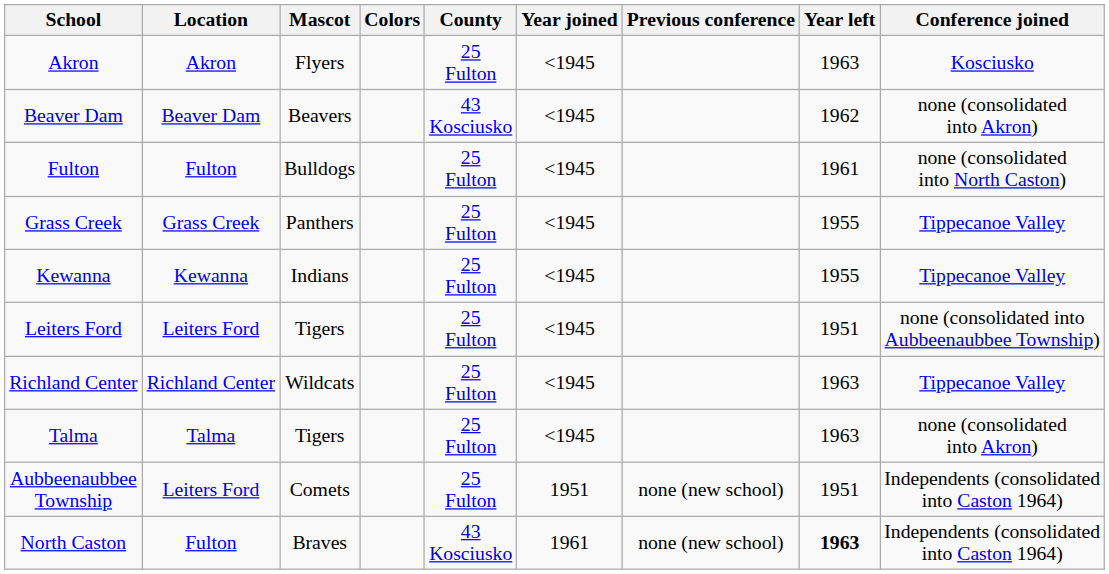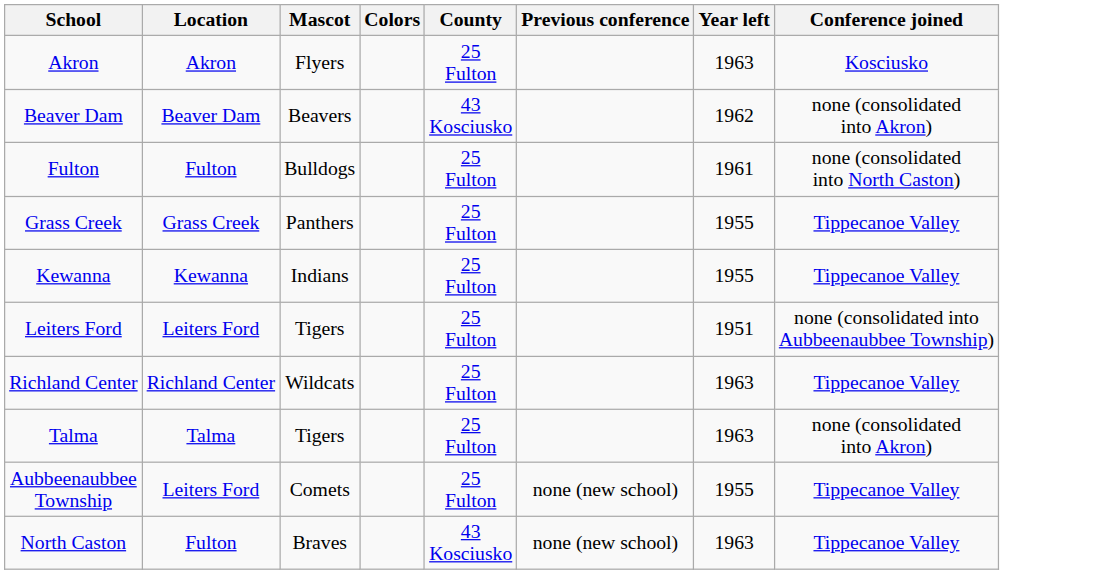- column: (570, 20)
(840, 489) 1951 -> (734, 489) 1955
(992, 489) Independents (consolidated into Caston 1964) -> (886, 489) Tippecanoe Valley
(840, 542) bold -> (734, 542) normal
(992, 542) Independents (consolidated into Caston 1964) -> (886, 542) Tippecanoe Valley
